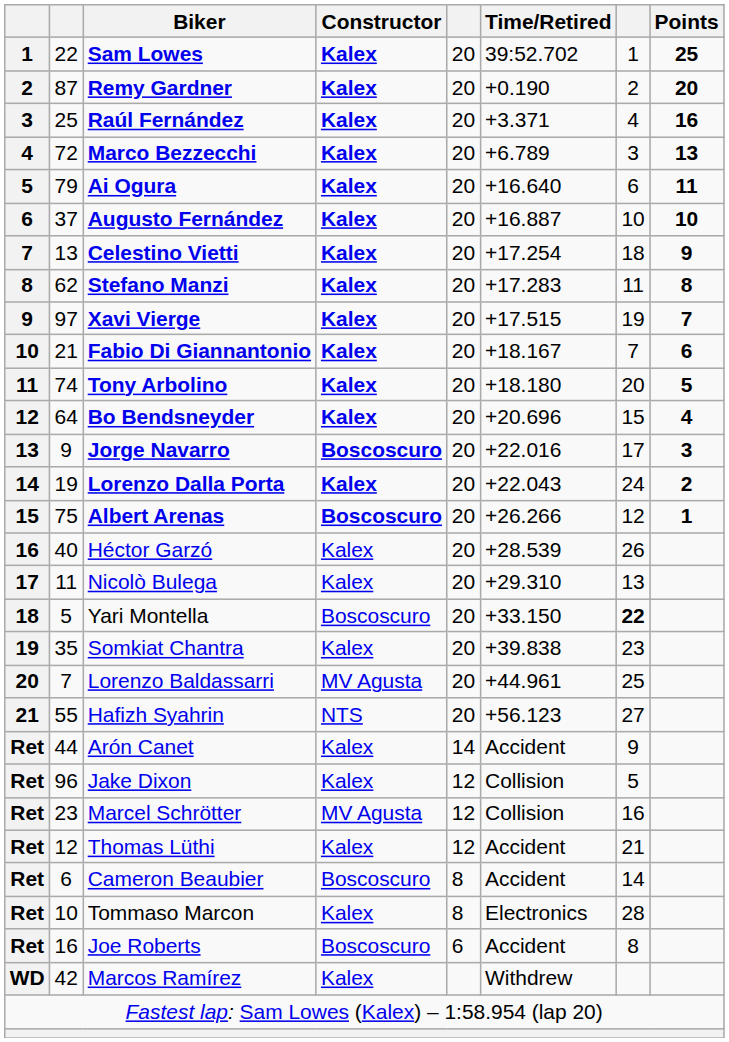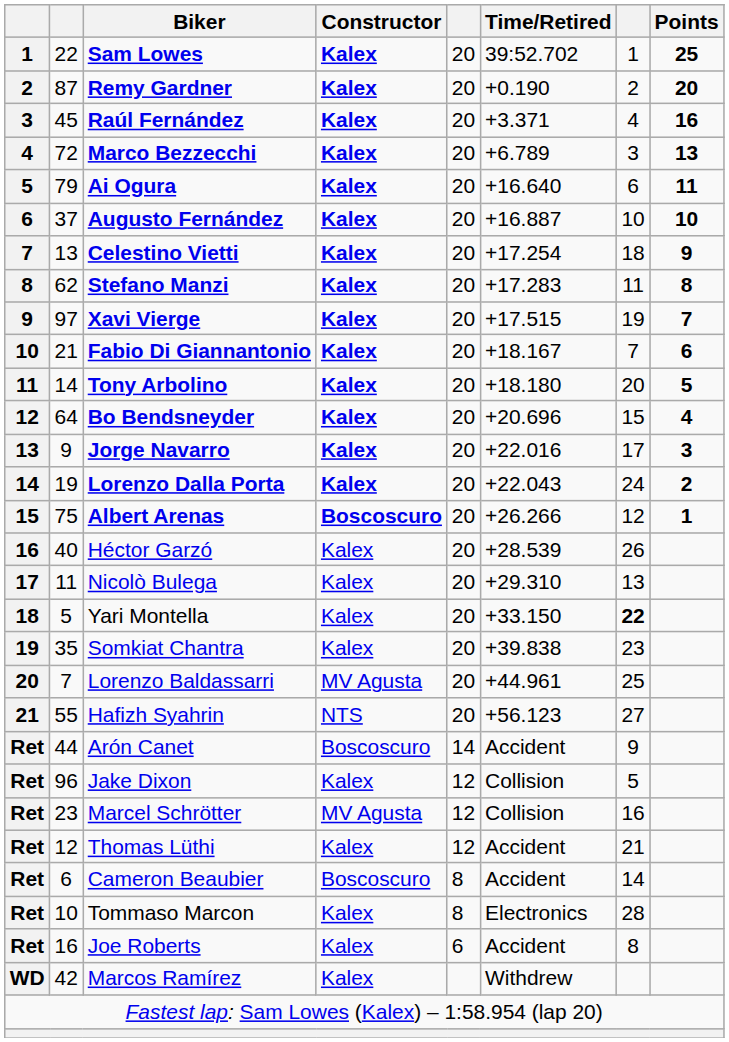(66, 120) 25 -> (66, 120) 45
(66, 384) 74 -> (66, 384) 14
(381, 450) Boscoscuro -> (349, 450) Kalex
(376, 615) Boscoscuro -> (347, 615) Kalex
(347, 747) Kalex -> (376, 747) Boscoscuro
(376, 945) Boscoscuro -> (347, 945) Kalex
